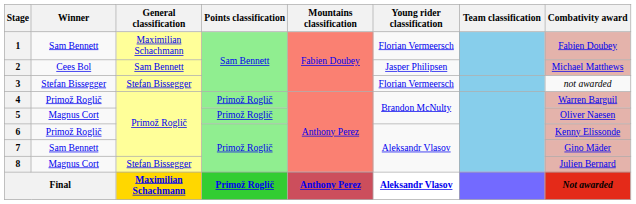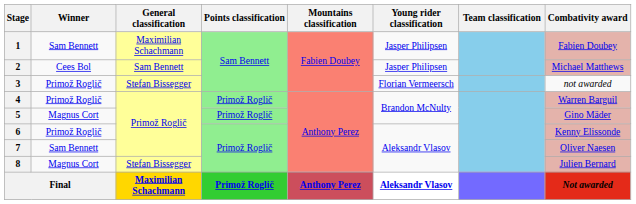(416, 46) Florian Vermeersch -> (416, 46) Jasper Philipsen
(74, 84) Stefan Bissegger -> (74, 84) Primož Roglič
(588, 116) Oliver Naesen -> (588, 116) Gino Mäder
(588, 148) Gino Mäder -> (588, 148) Oliver Naesen
